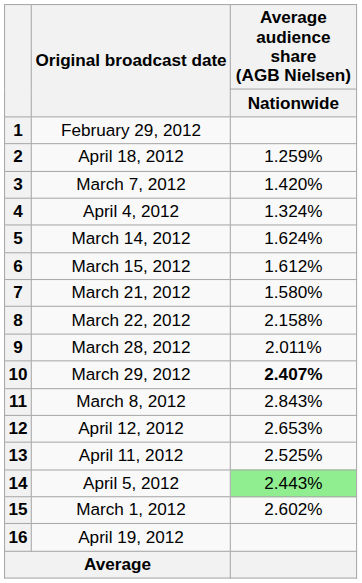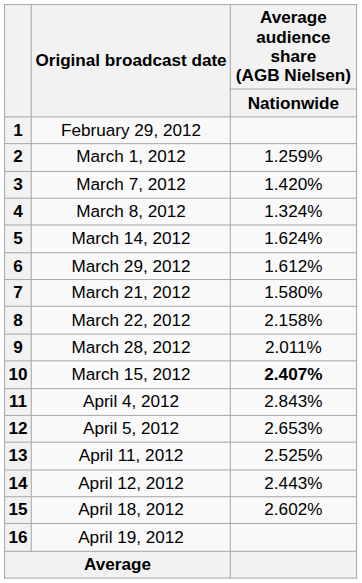(131, 157) April 18, 2012 -> (131, 157) March 1, 2012
(131, 211) April 4, 2012 -> (131, 211) March 8, 2012
(131, 265) March 15, 2012 -> (131, 265) March 29, 2012
(131, 374) March 29, 2012 -> (131, 374) March 15, 2012
(131, 401) March 8, 2012 -> (131, 401) April 4, 2012
(131, 428) April 12, 2012 -> (131, 428) April 5, 2012
(131, 483) April 5, 2012 -> (131, 483) April 12, 2012
(293, 483) lightgreen background -> (293, 483) no background
(131, 510) March 1, 2012 -> (131, 510) April 18, 2012
